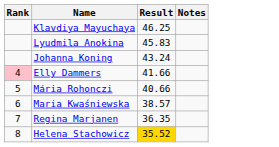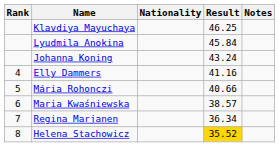+ column: (170, 12)
(156, 42) 45.83 -> (223, 42) 45.84
(18, 73) pink background -> (18, 73) no background
(156, 73) 41.66 -> (223, 73) 41.16
(156, 119) 36.35 -> (223, 119) 36.34
